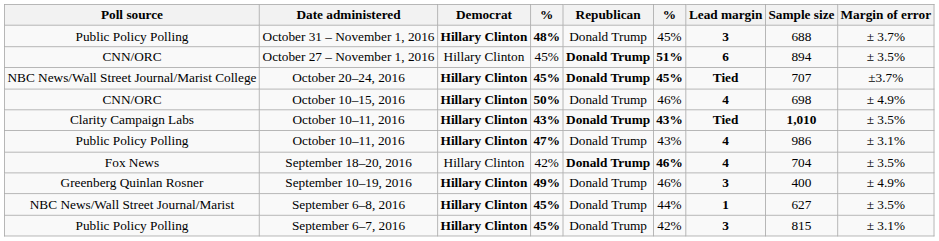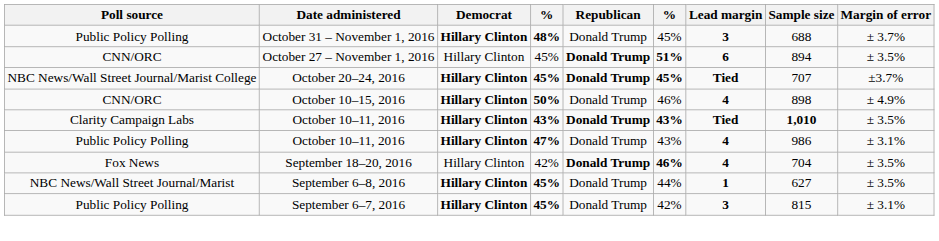(801, 99) 698 -> (801, 99) 898
- row: (132, 183)
